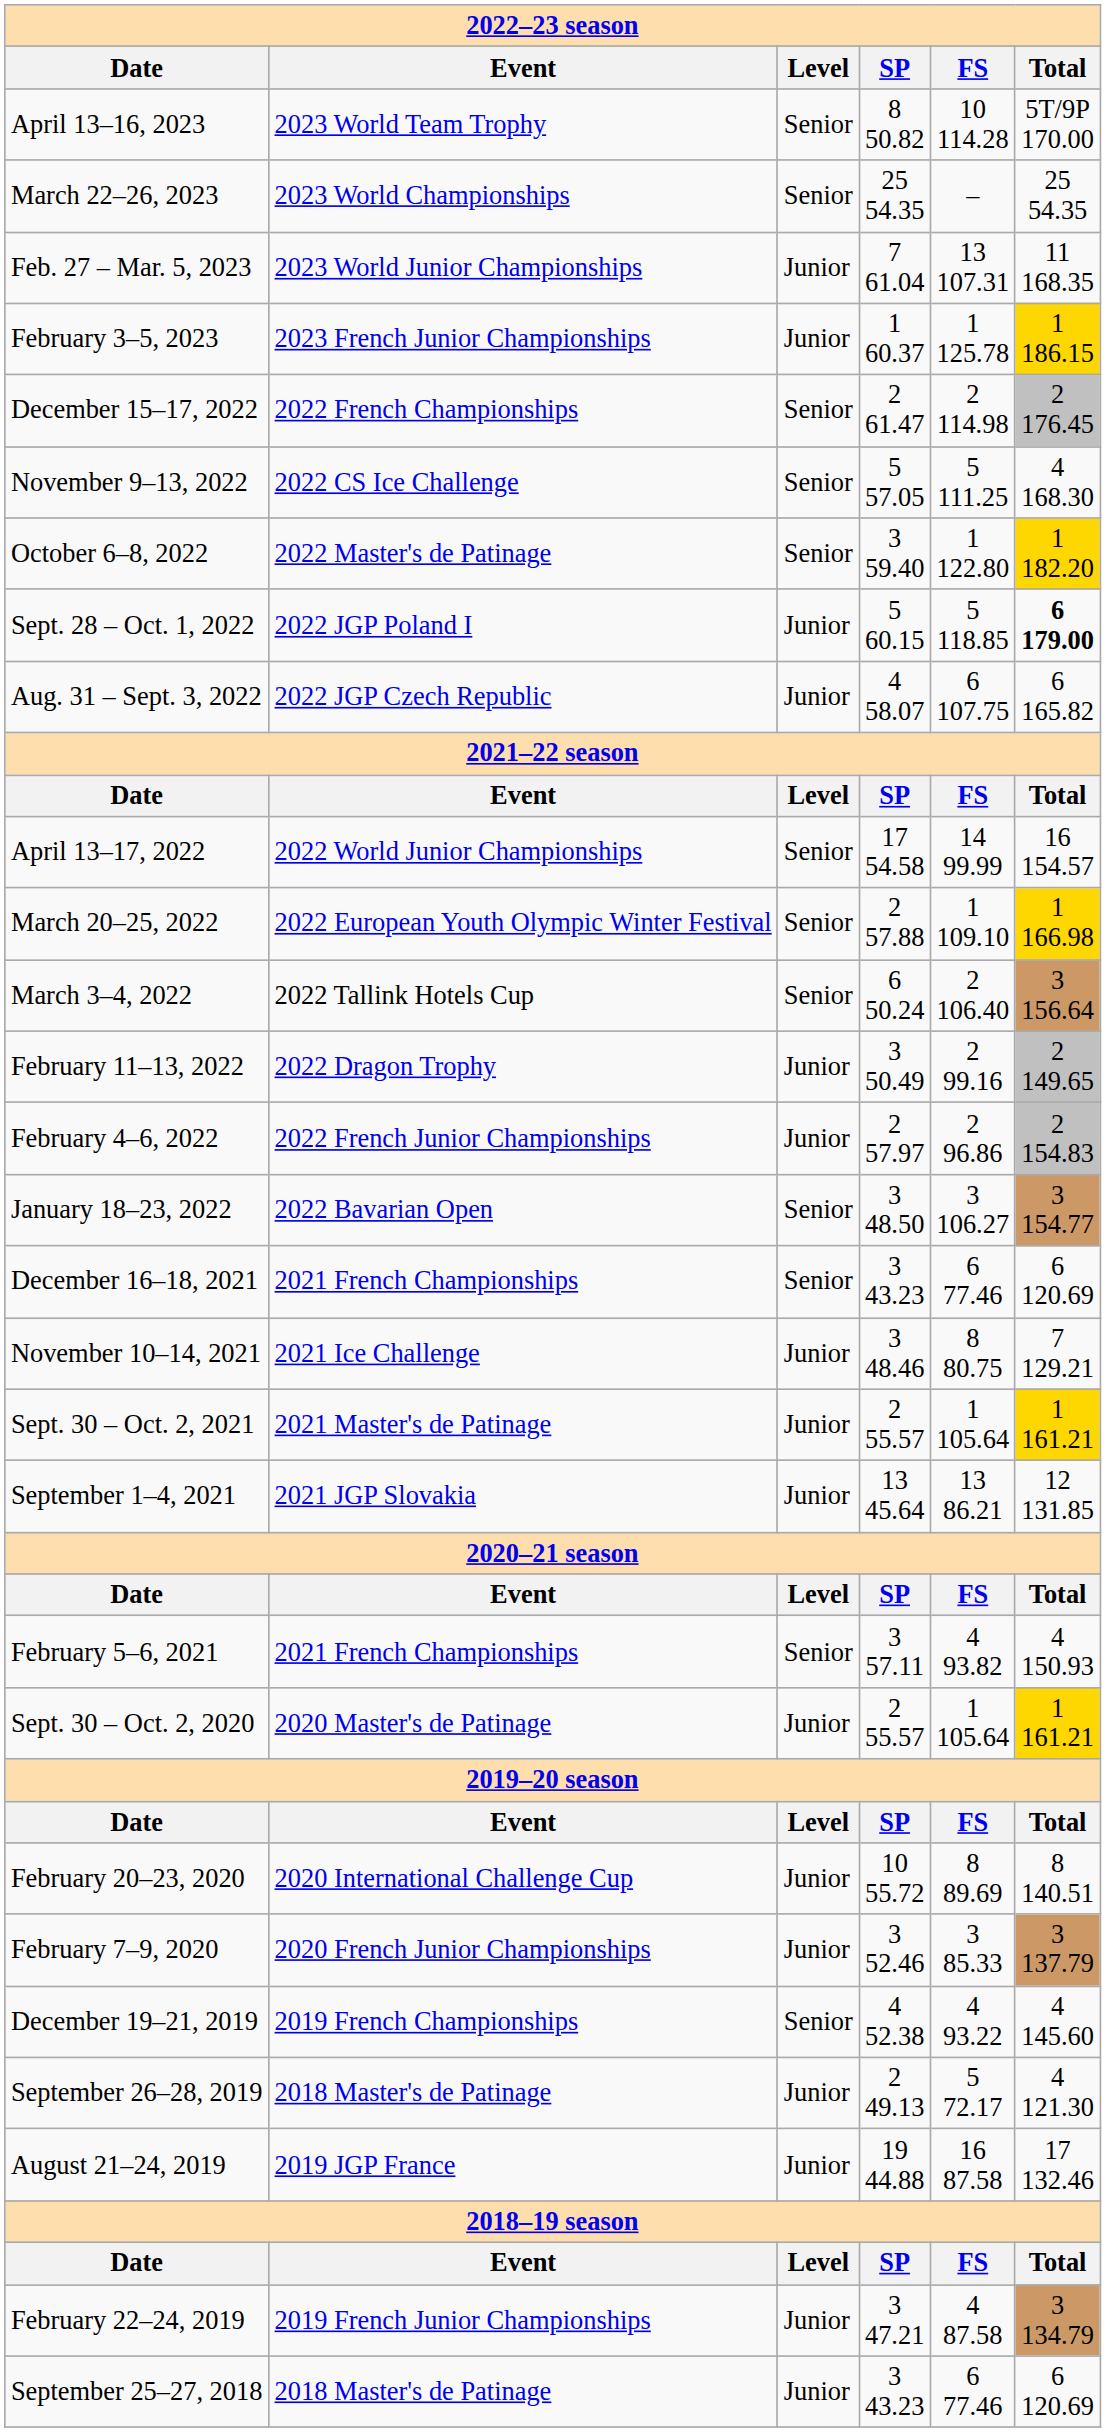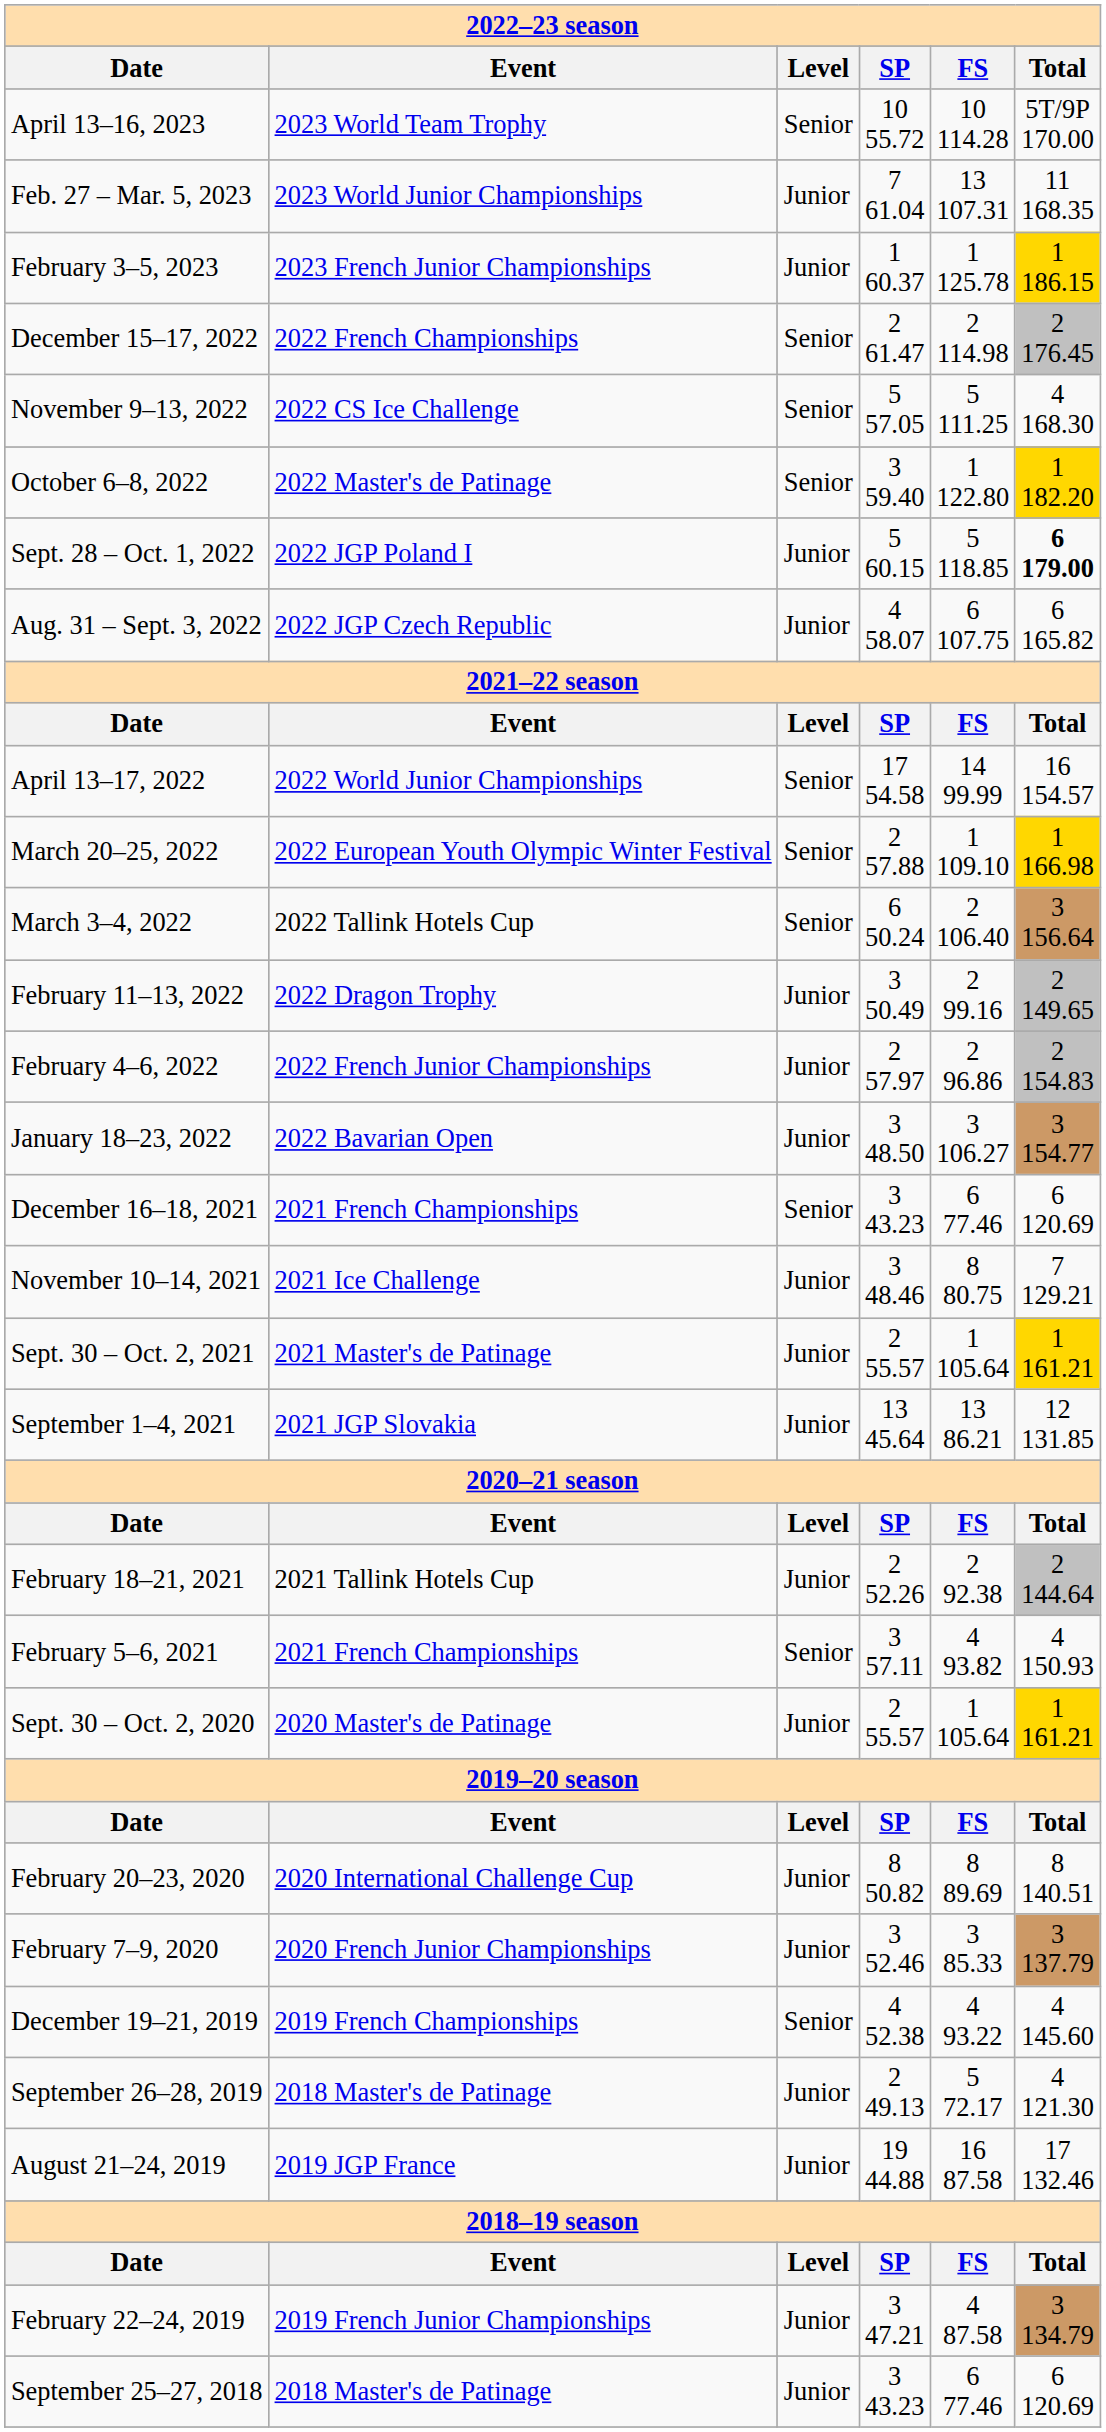(895, 124) 8 50.82 -> (895, 124) 10 55.72
- row: (115, 195)
(818, 1209) Senior -> (817, 1138) Junior
+ row: (128, 1579)
(895, 1878) 10 55.72 -> (895, 1878) 8 50.82
